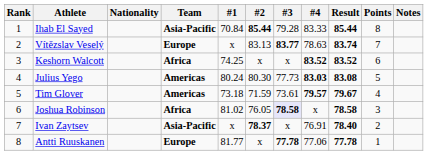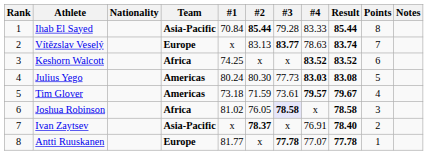(315, 142) 77.06 -> (315, 142) 77.07
